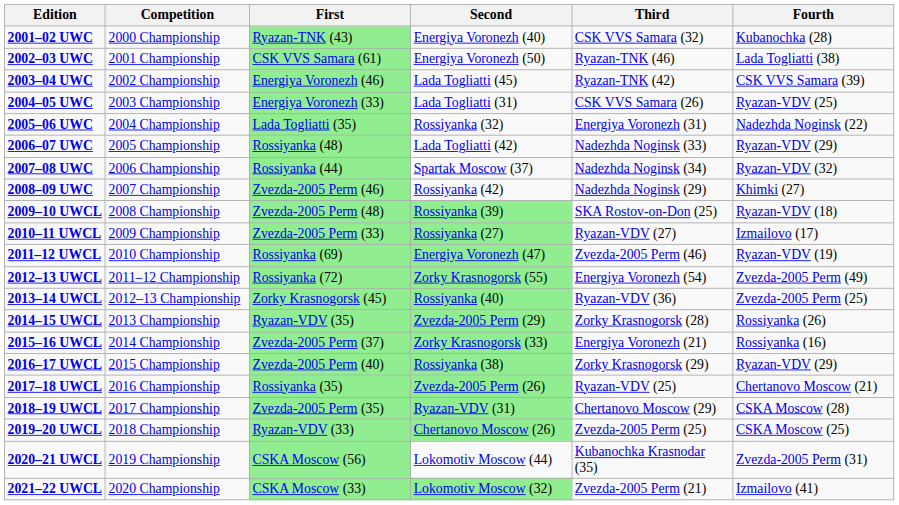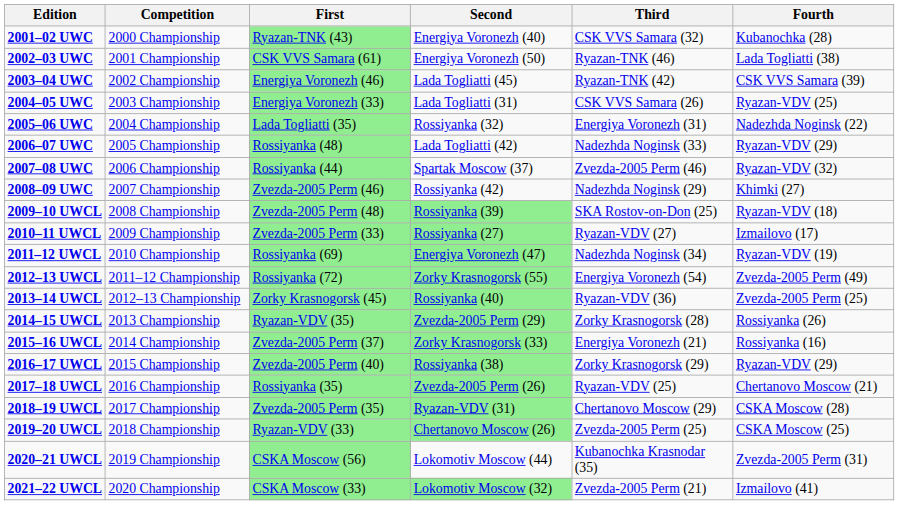(640, 168) Nadezhda Noginsk (34) -> (640, 168) Zvezda-2005 Perm (46)
(640, 255) Zvezda-2005 Perm (46) -> (640, 255) Nadezhda Noginsk (34)
